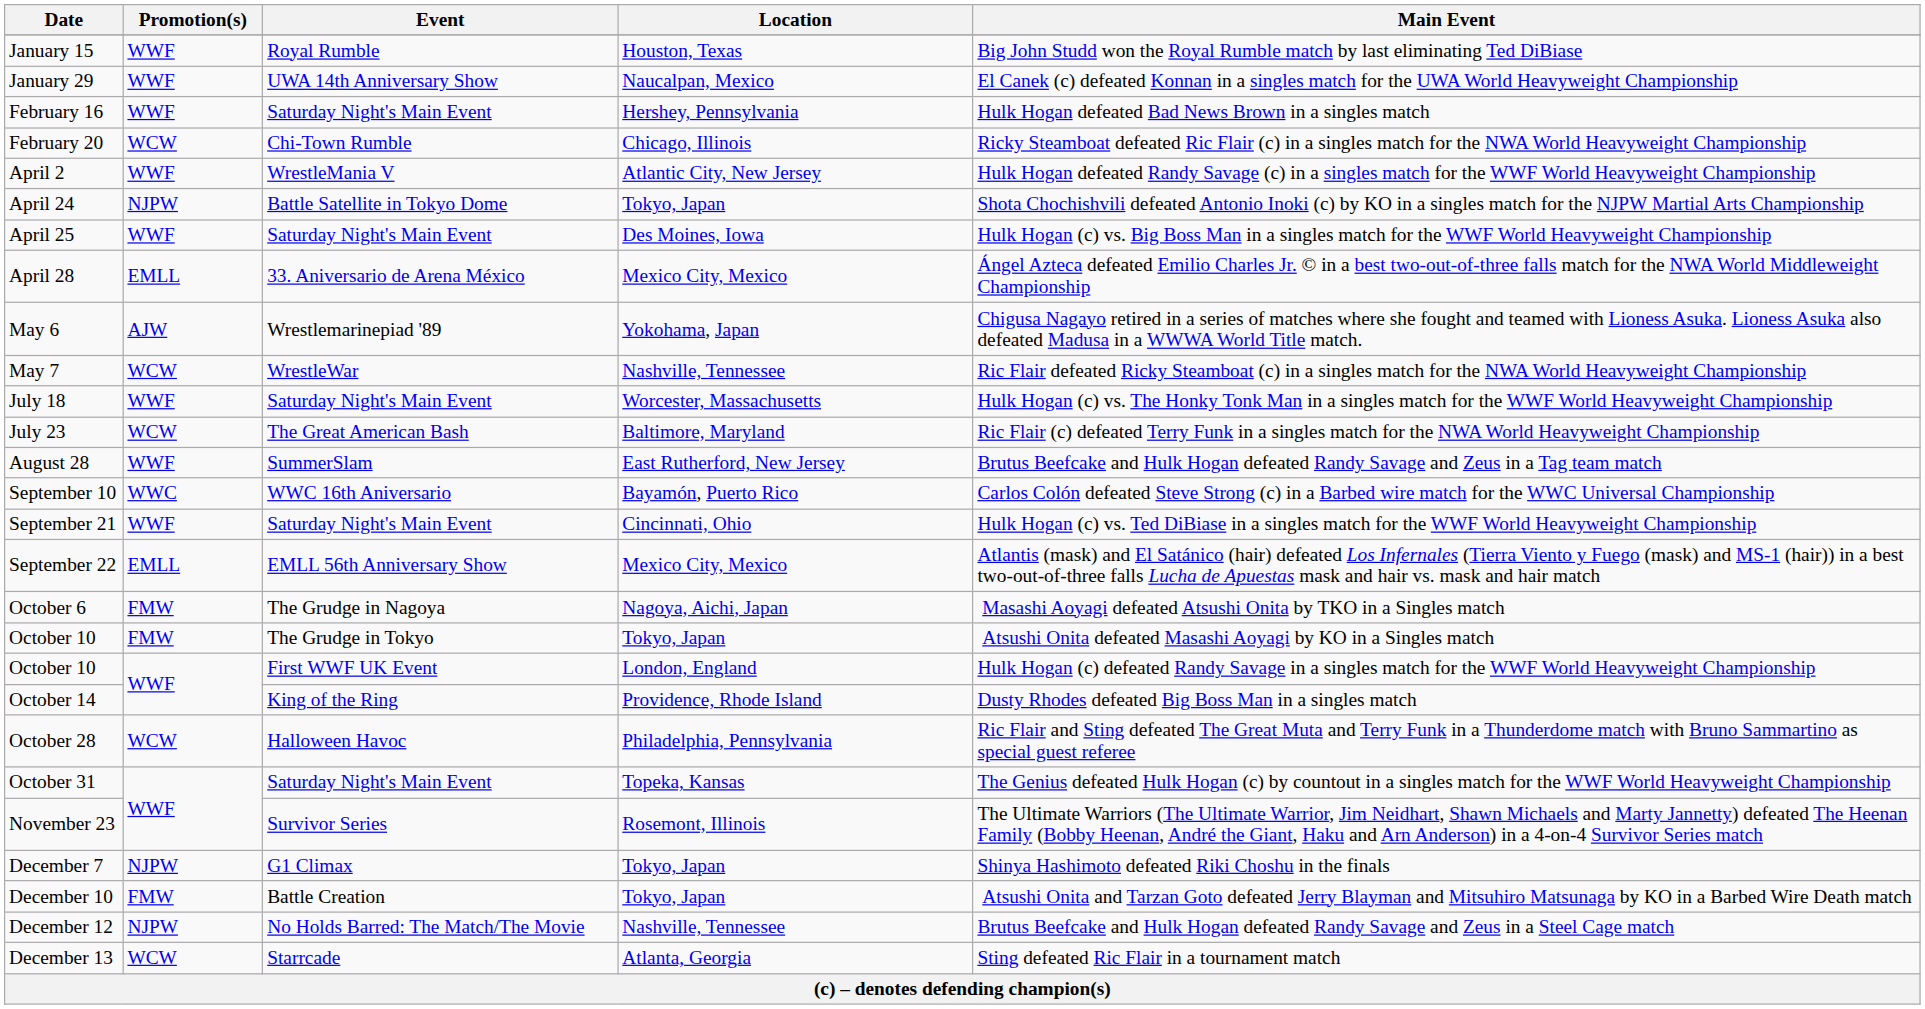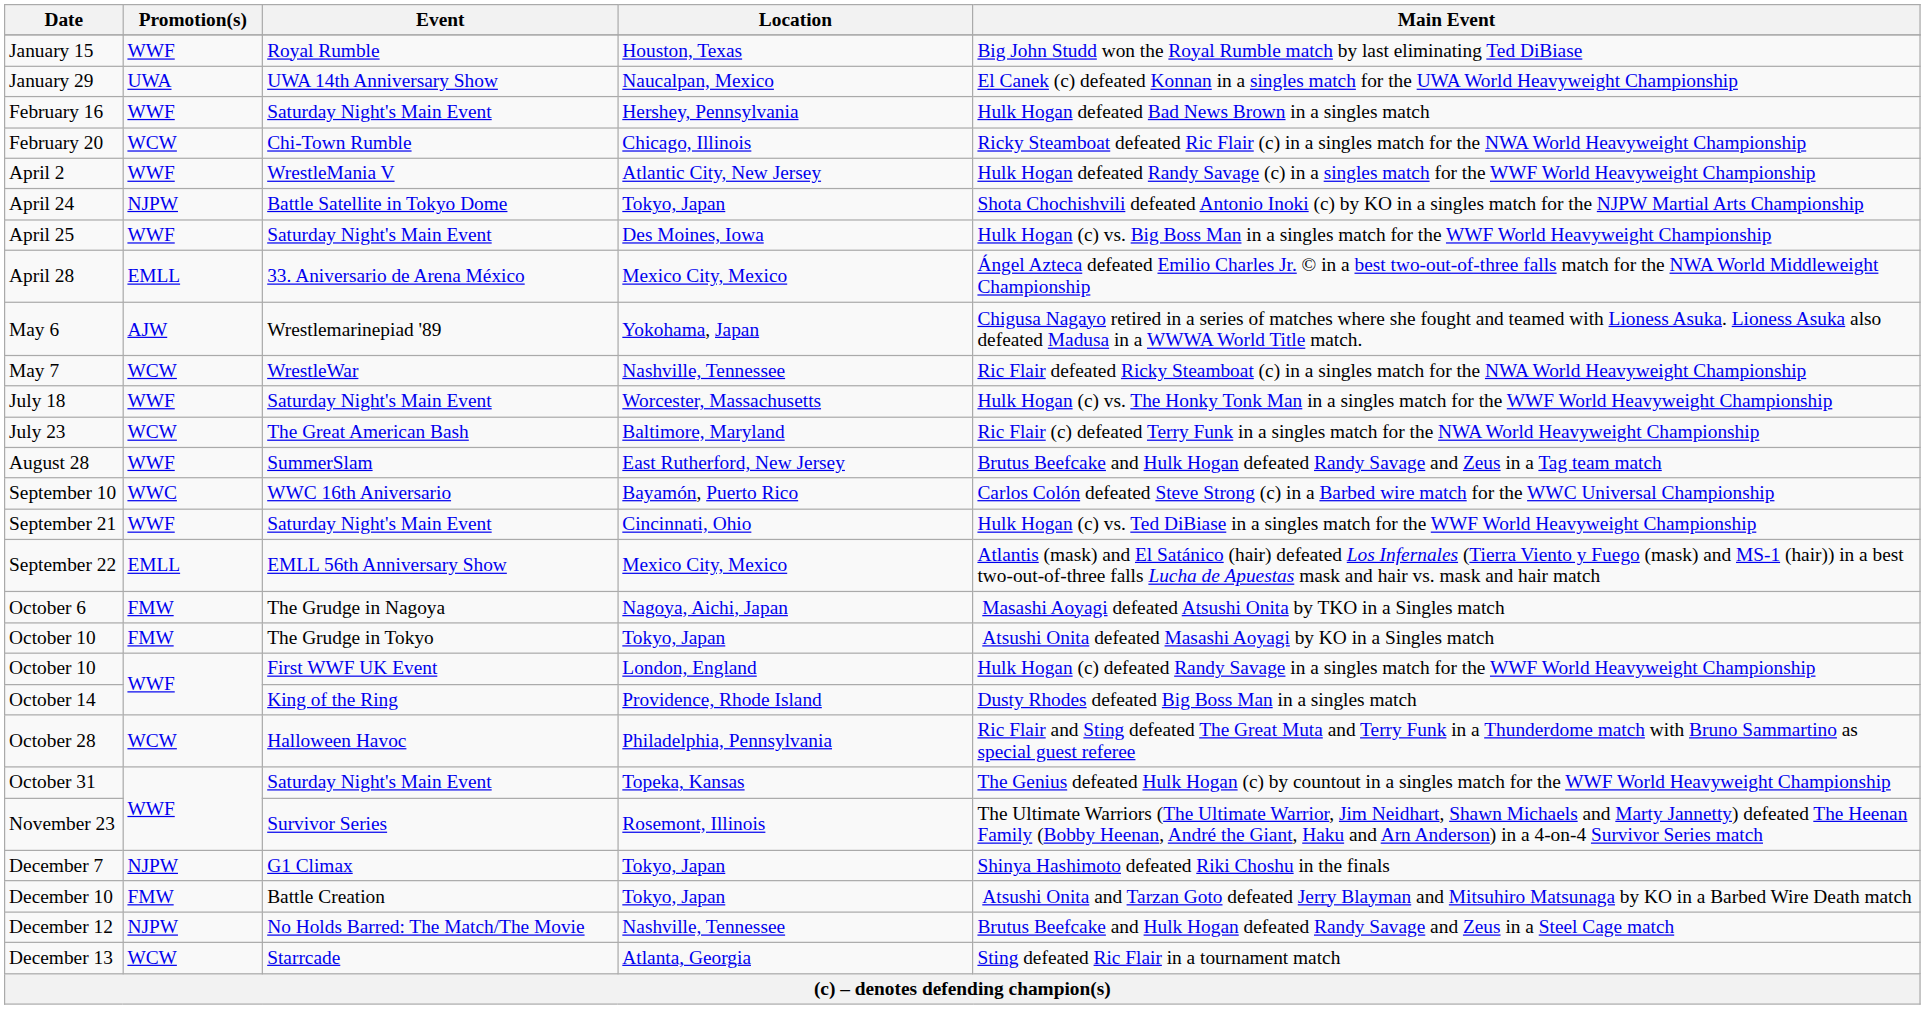(151, 81) WWF -> (149, 81) UWA
